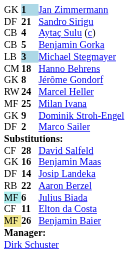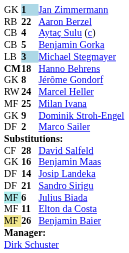rows swapped: (65, 185) <-> (66, 21)
(12, 68) normal -> (12, 68) bold
(10, 209) CF -> (11, 209) MF
